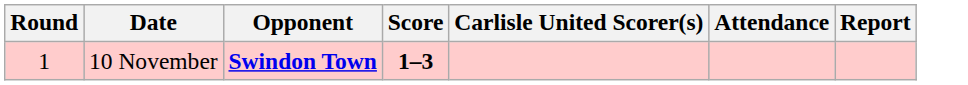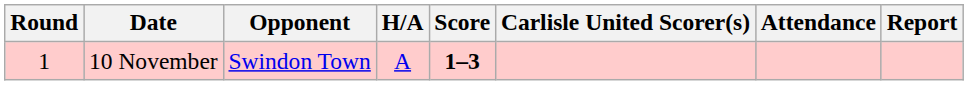+ column: (403, 23)
(303, 60) bold -> (300, 60) normal
